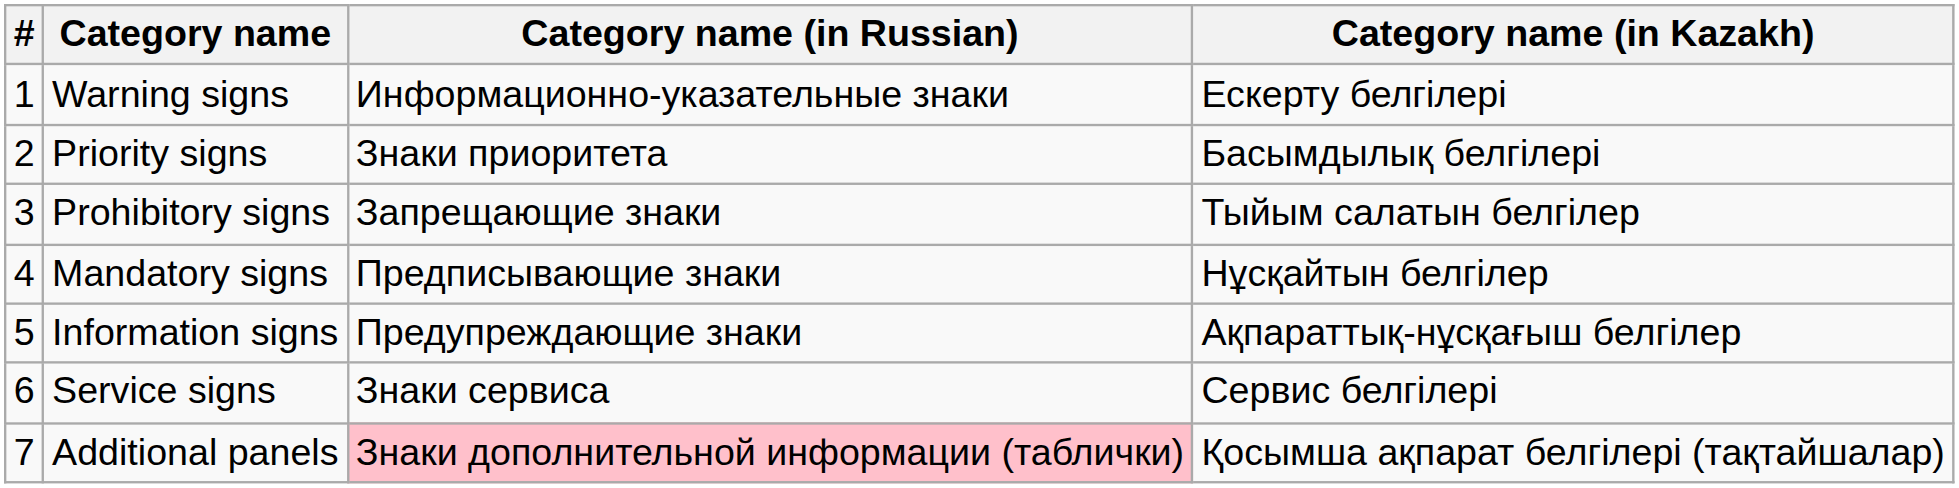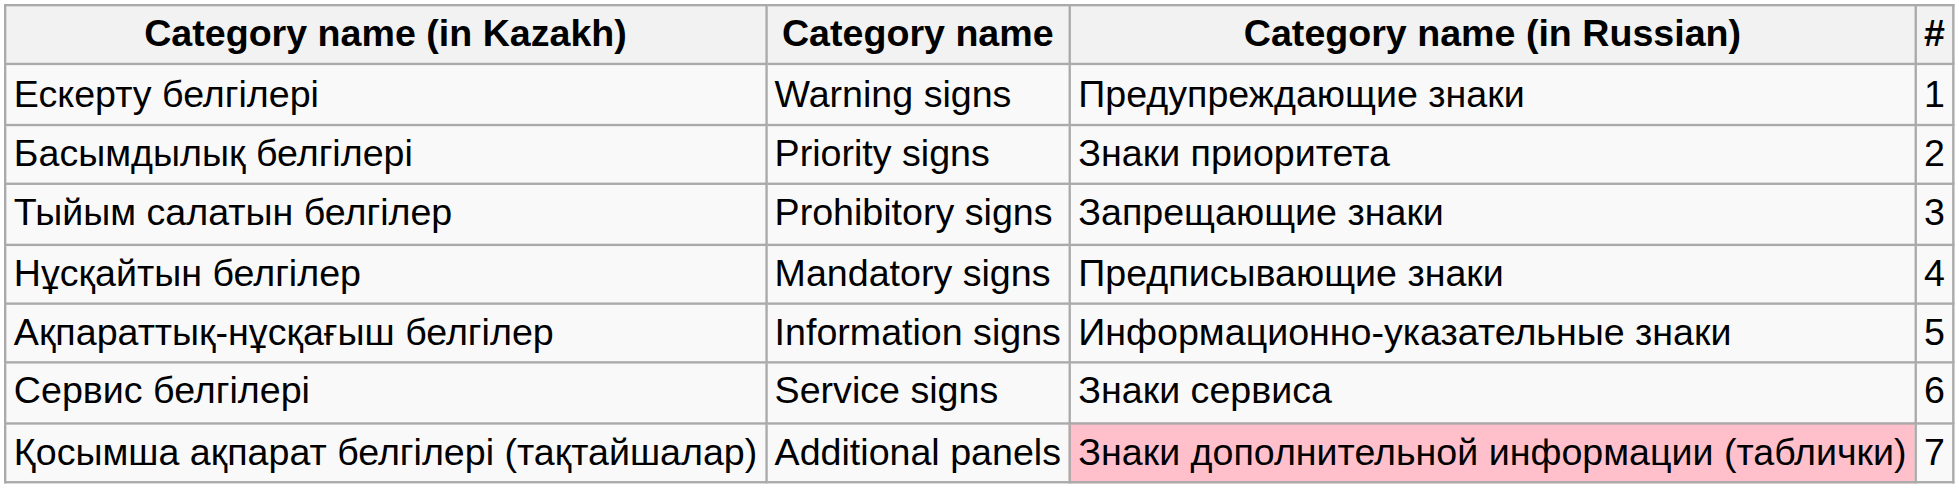columns swapped: (24, 34) <-> (1573, 34)
(682, 93) Информационно-указательные знаки -> (1302, 93) Предупреждающие знаки
(579, 332) Предупреждающие знаки -> (1405, 332) Информационно-указательные знаки
